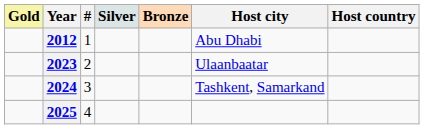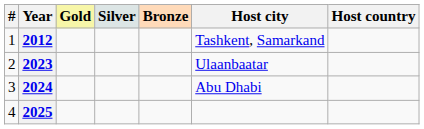columns swapped: (87, 16) <-> (24, 16)
(228, 40) Abu Dhabi -> (260, 40) Tashkent, Samarkand
(260, 87) Tashkent, Samarkand -> (228, 87) Abu Dhabi
